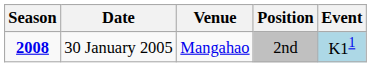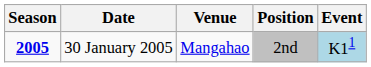(33, 46) 2008 -> (33, 46) 2005
